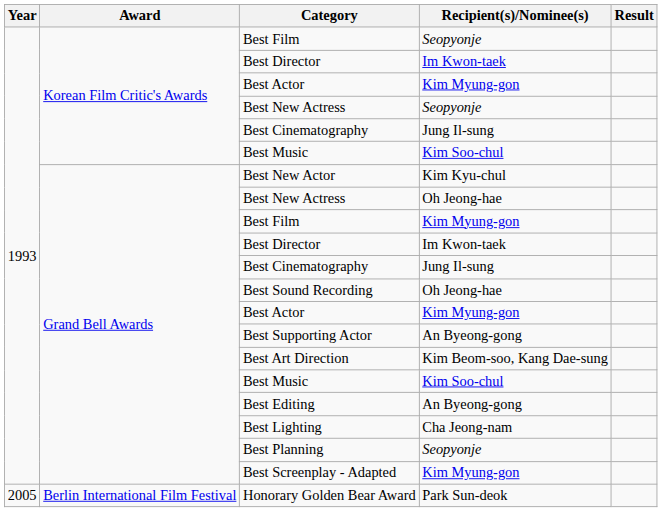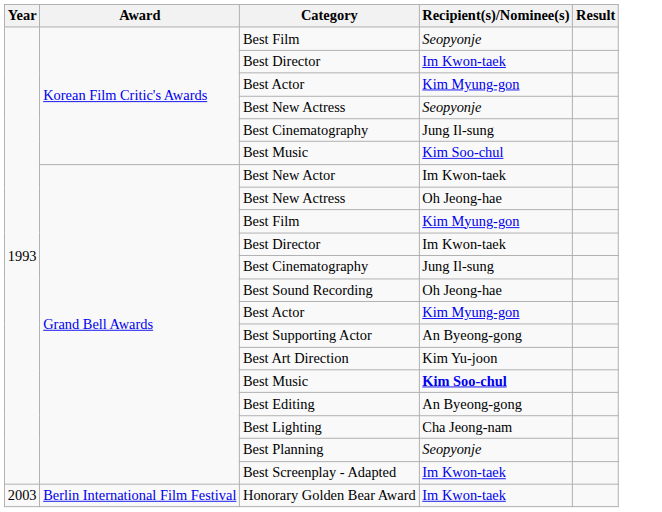(464, 175) Kim Kyu-chul -> (464, 175) Im Kwon-taek
(515, 358) Kim Beom-soo, Kang Dae-sung -> (460, 358) Kim Yu-joon
(463, 381) normal -> (464, 381) bold
(471, 472) Kim Myung-gon -> (464, 472) Im Kwon-taek
(22, 495) 2005 -> (22, 495) 2003
(465, 495) Park Sun-deok -> (464, 495) Im Kwon-taek
